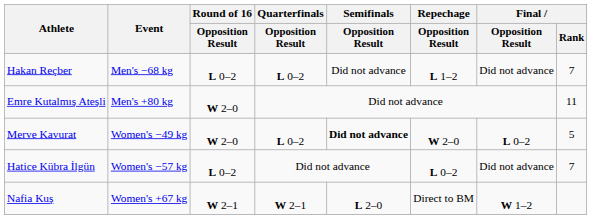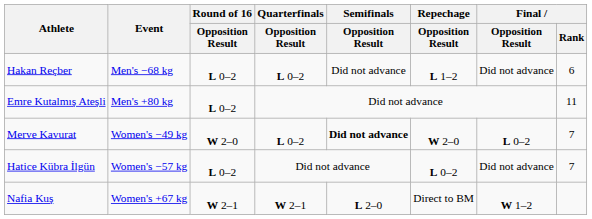(572, 70) 7 -> (572, 70) 6
(222, 109) W 2–0 -> (222, 109) L 0–2
(572, 134) 5 -> (572, 134) 7
